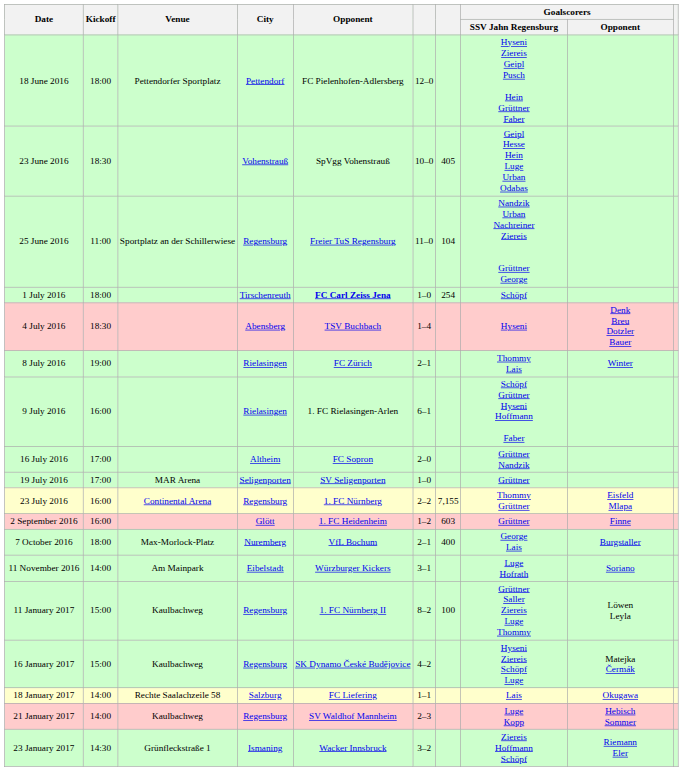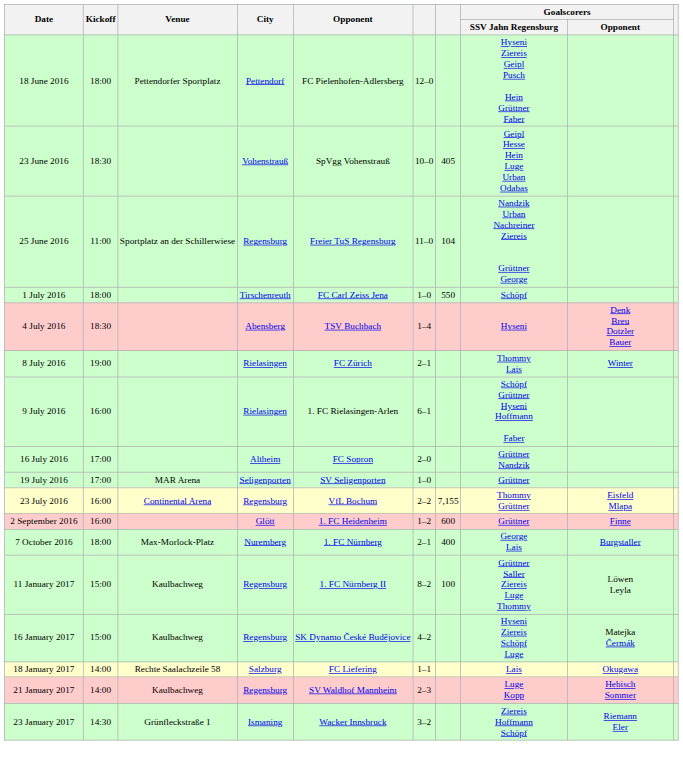(353, 294) bold -> (353, 294) normal
(448, 294) 254 -> (448, 294) 550
(353, 500) 1. FC Nürnberg -> (353, 500) VfL Bochum
(448, 521) 603 -> (448, 521) 600
(353, 541) VfL Bochum -> (353, 541) 1. FC Nürnberg
- row: (44, 568)
